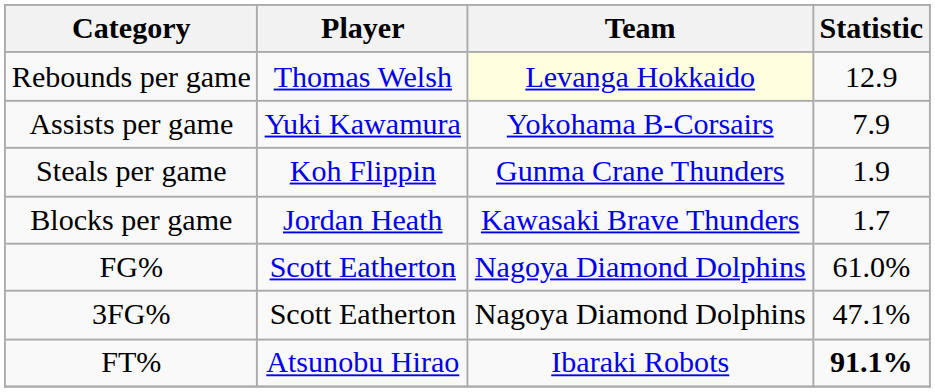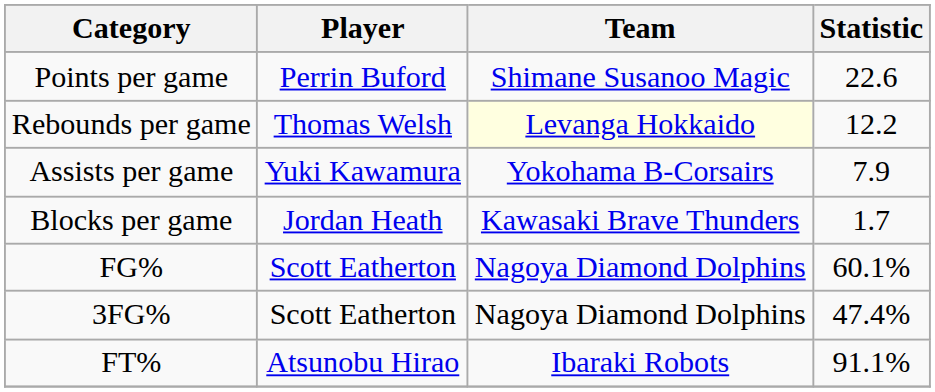+ row: (131, 76)
(871, 76) 12.9 -> (871, 123) 12.2
- row: (131, 171)
(871, 266) 61.0% -> (871, 266) 60.1%
(871, 314) 47.1% -> (871, 314) 47.4%
(871, 362) bold -> (871, 362) normal
